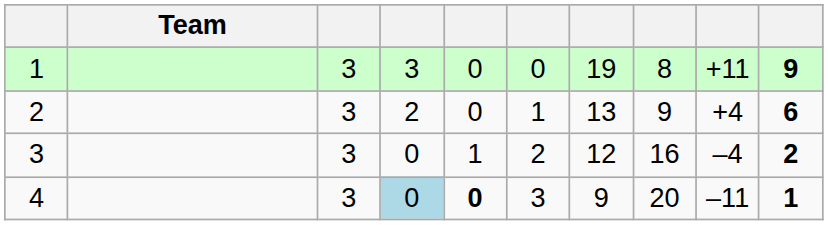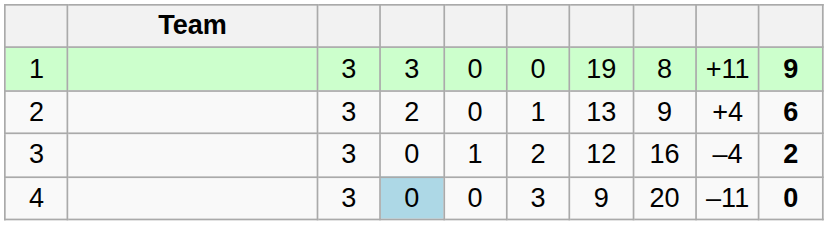(475, 197) bold -> (475, 197) normal
(791, 197) 1 -> (791, 197) 0
